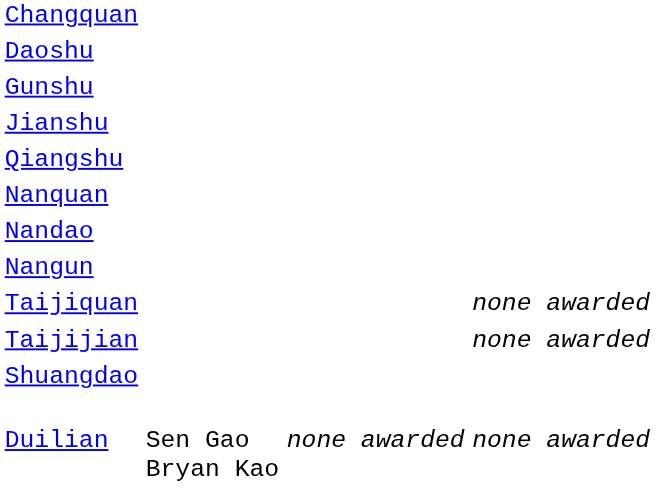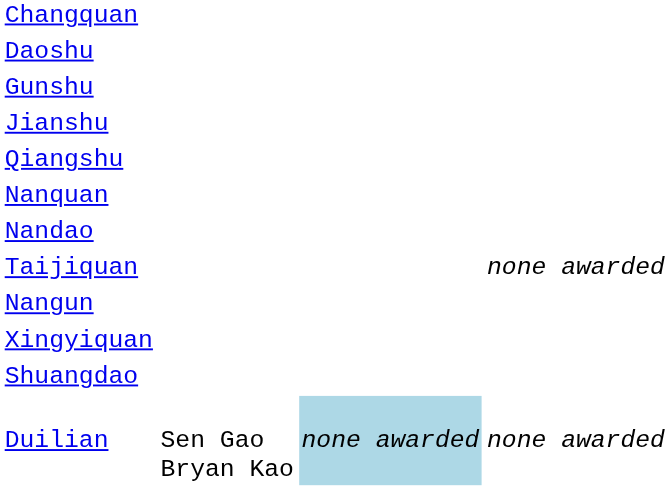rows swapped: (49, 268) <-> (71, 304)
- row: (71, 340)
+ row: (79, 340)
(376, 441) no background -> (390, 441) lightblue background
